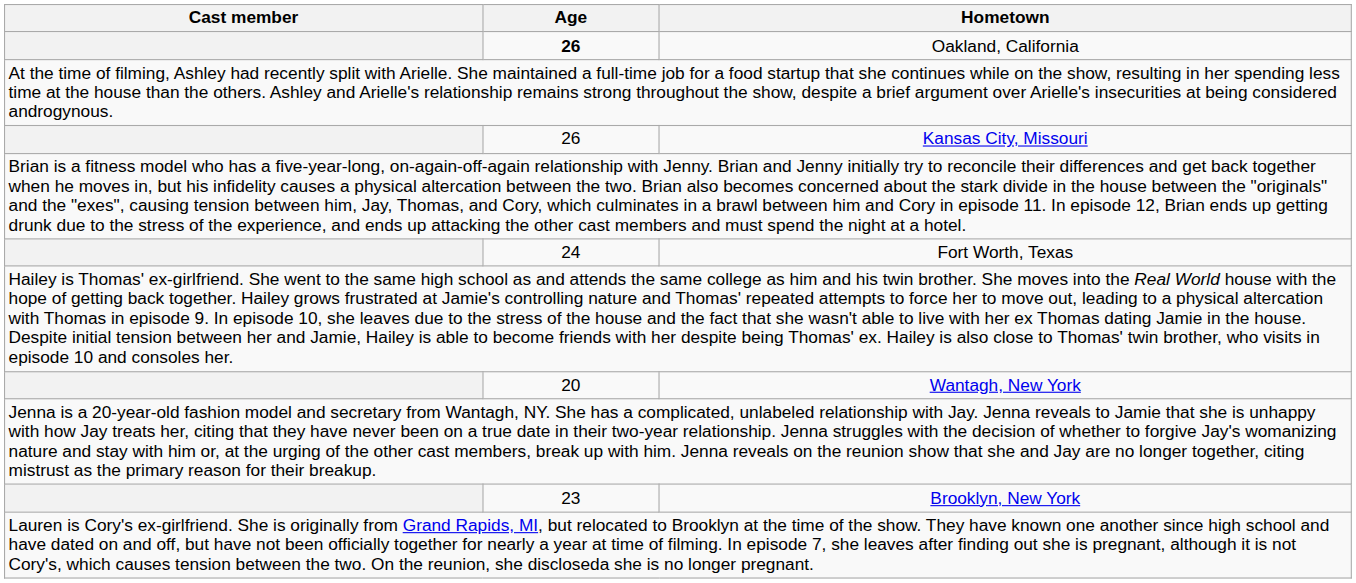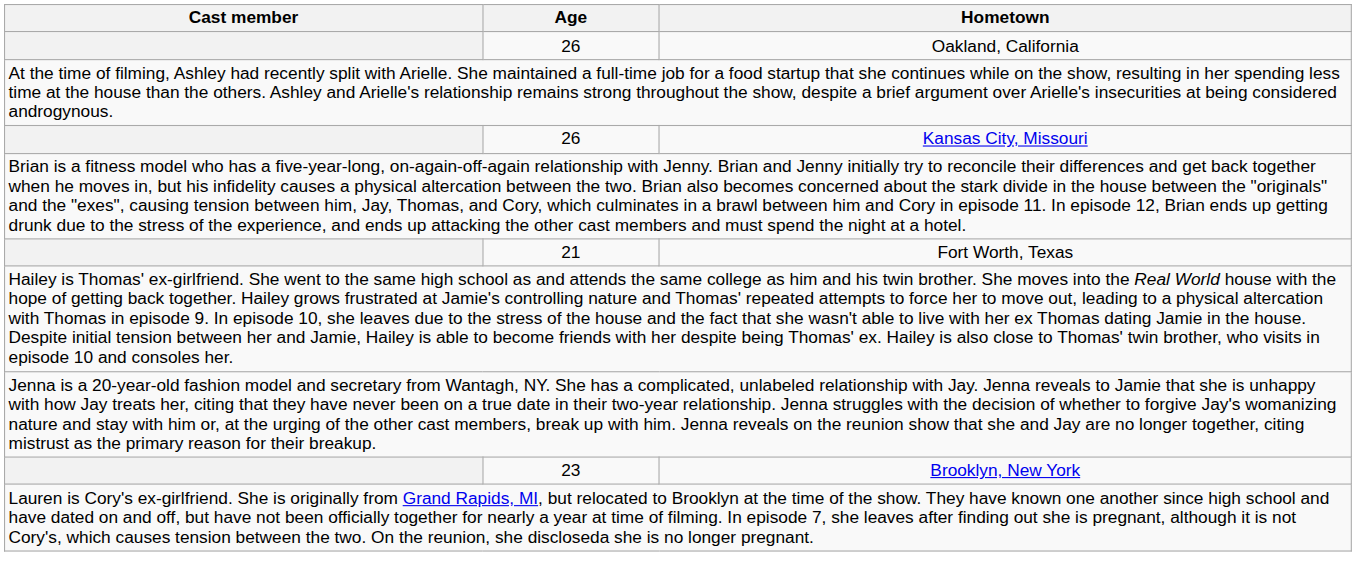(571, 45) bold -> (571, 45) normal
(571, 252) 24 -> (571, 252) 21
- row: (1005, 384)
